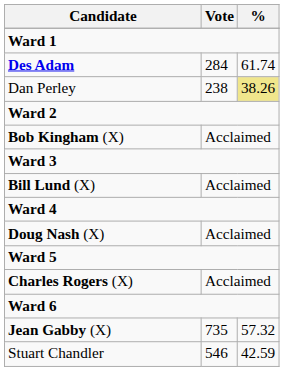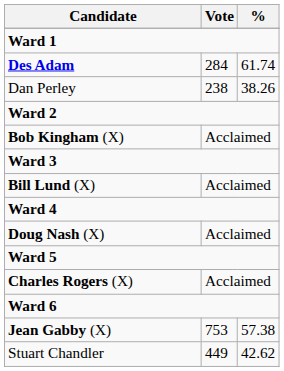(258, 88) khaki background -> (258, 88) no background
(216, 329) 735 -> (216, 329) 753
(258, 329) 57.32 -> (258, 329) 57.38
(216, 354) 546 -> (216, 354) 449
(258, 354) 42.59 -> (258, 354) 42.62
